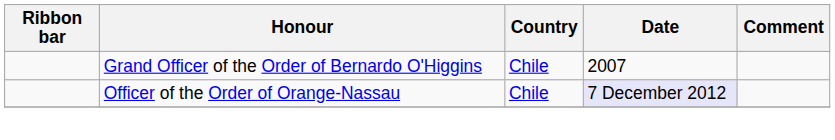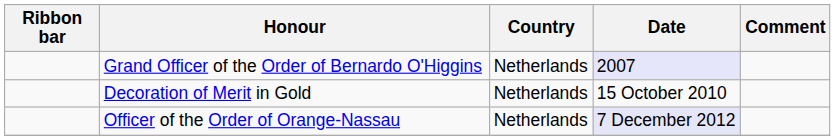(529, 65) Chile -> (541, 65) Netherlands
(607, 65) no background -> (616, 65) lavender background
+ row: (208, 93)
(529, 93) Chile -> (541, 120) Netherlands
